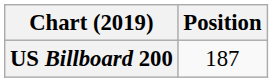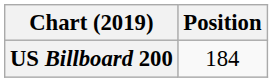(222, 58) 187 -> (222, 58) 184
